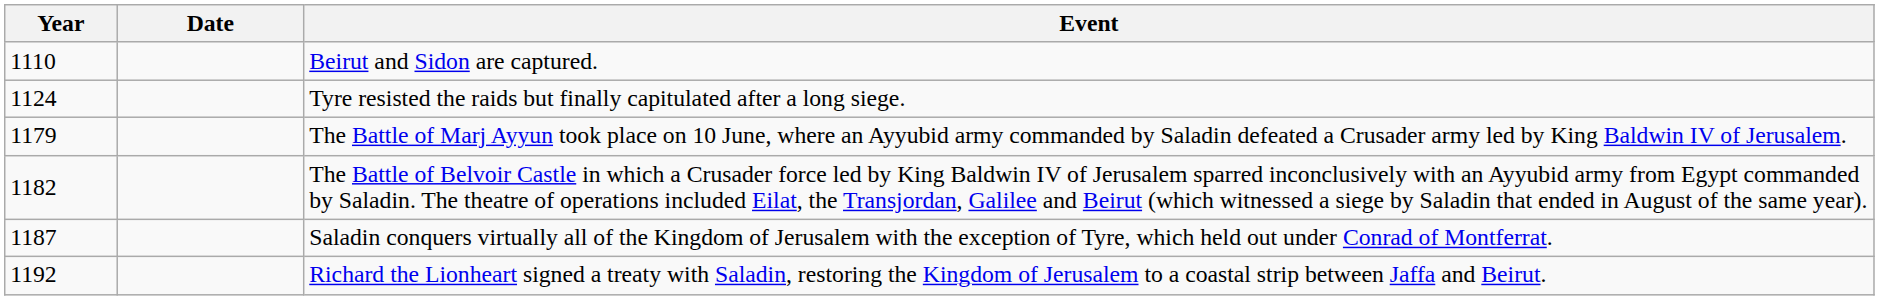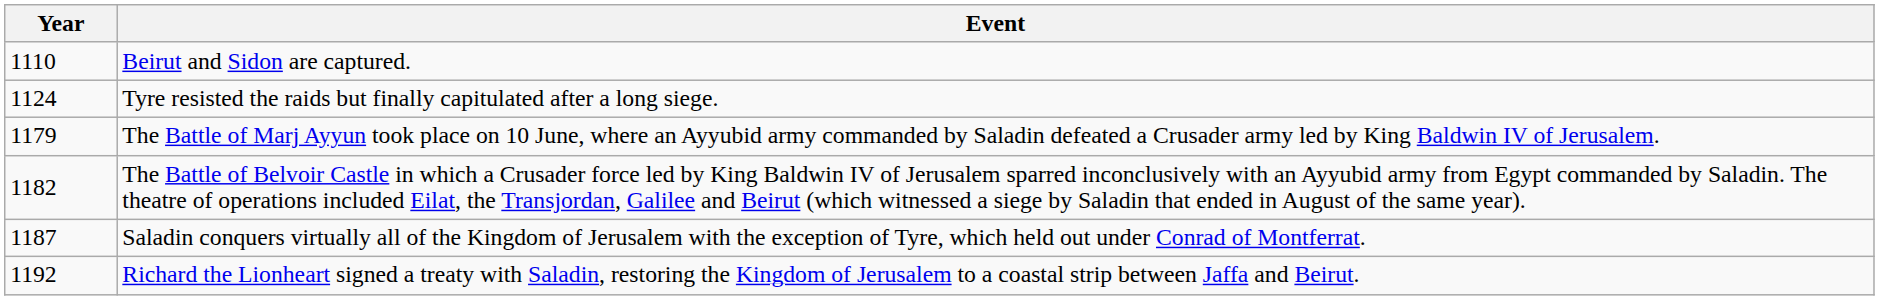- column: (210, 23)
